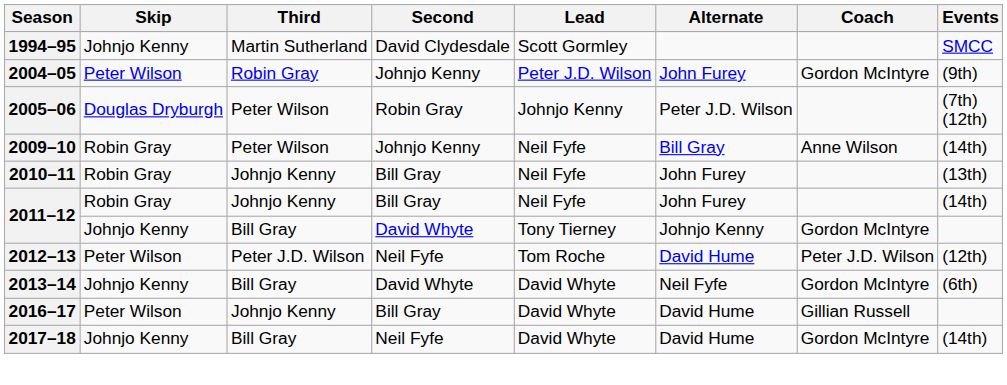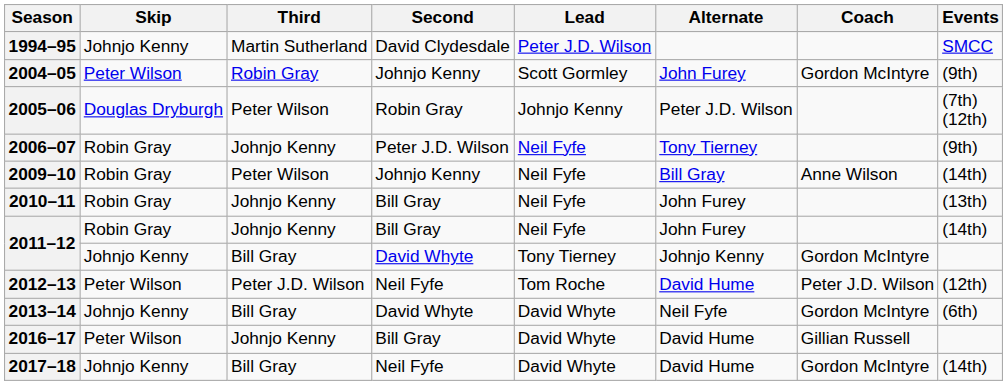(573, 45) Scott Gormley -> (585, 45) Peter J.D. Wilson
(585, 73) Peter J.D. Wilson -> (573, 73) Scott Gormley
+ row: (42, 147)
